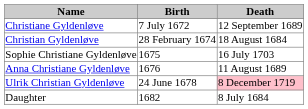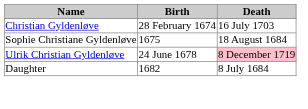- row: (54, 25)
(252, 40) 18 August 1684 -> (246, 25) 16 July 1703
(246, 54) 16 July 1703 -> (252, 40) 18 August 1684
- row: (68, 68)
